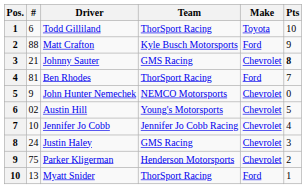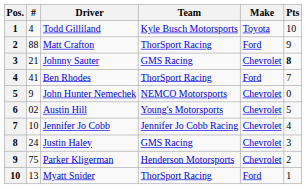(31, 29) 6 -> (31, 29) 4
(176, 29) ThorSport Racing -> (189, 29) Kyle Busch Motorsports
(189, 45) Kyle Busch Motorsports -> (176, 45) ThorSport Racing
(33, 77) 81 -> (33, 77) 41
